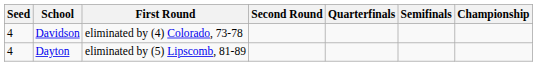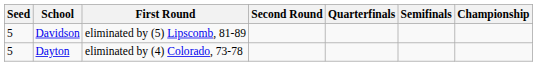(10, 33) 4 -> (10, 33) 5
(164, 33) eliminated by (4) Colorado, 73-78 -> (165, 33) eliminated by (5) Lipscomb, 81-89
(10, 52) 4 -> (10, 52) 5
(165, 52) eliminated by (5) Lipscomb, 81-89 -> (164, 52) eliminated by (4) Colorado, 73-78
